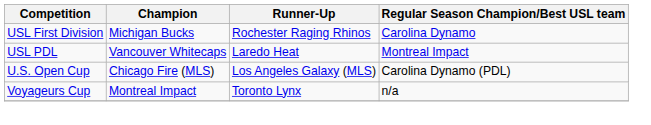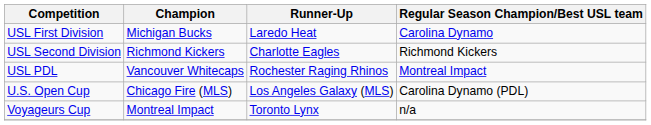(301, 33) Rochester Raging Rhinos -> (283, 33) Laredo Heat
+ row: (64, 52)
(265, 52) Laredo Heat -> (319, 71) Rochester Raging Rhinos
